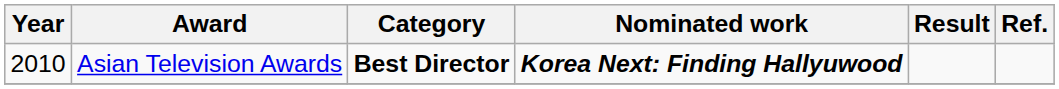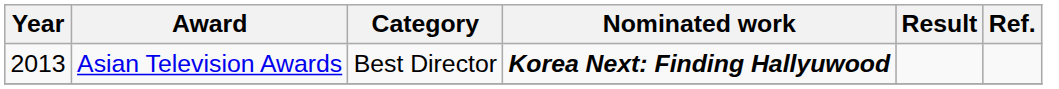(38, 63) 2010 -> (38, 63) 2013
(432, 63) bold -> (425, 63) normal
